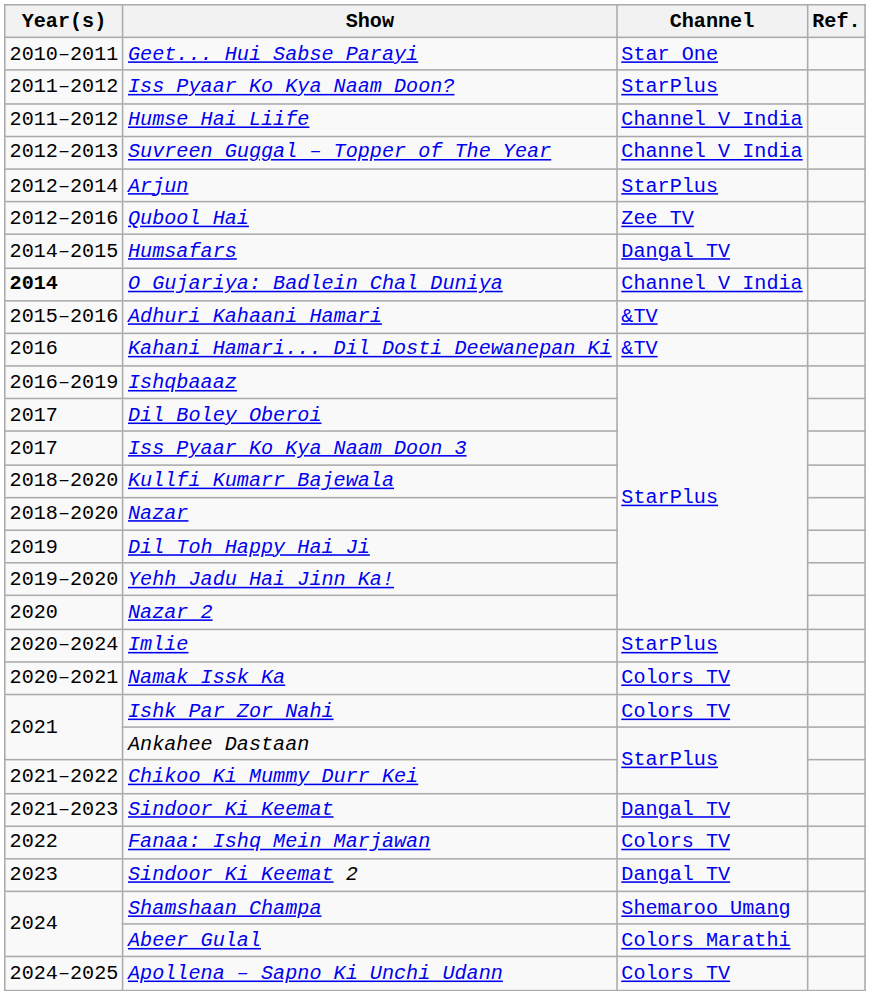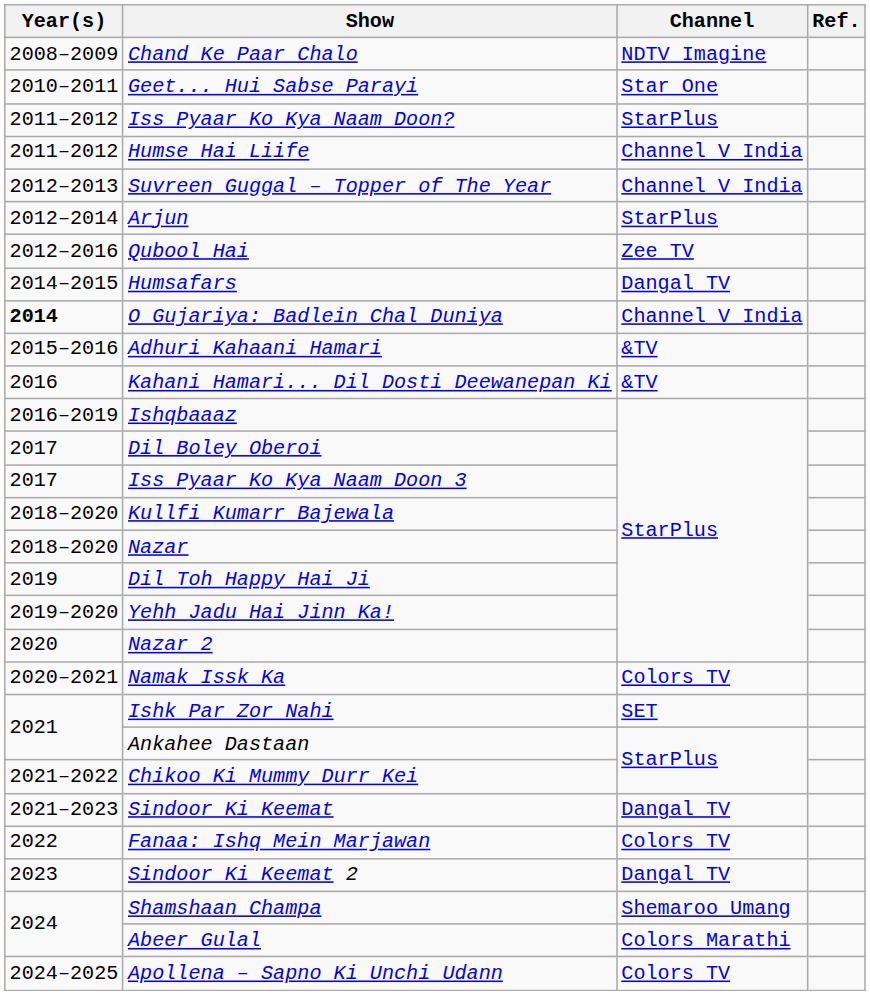+ row: (243, 54)
- row: (158, 645)
(676, 711) Colors TV -> (639, 711) SET
